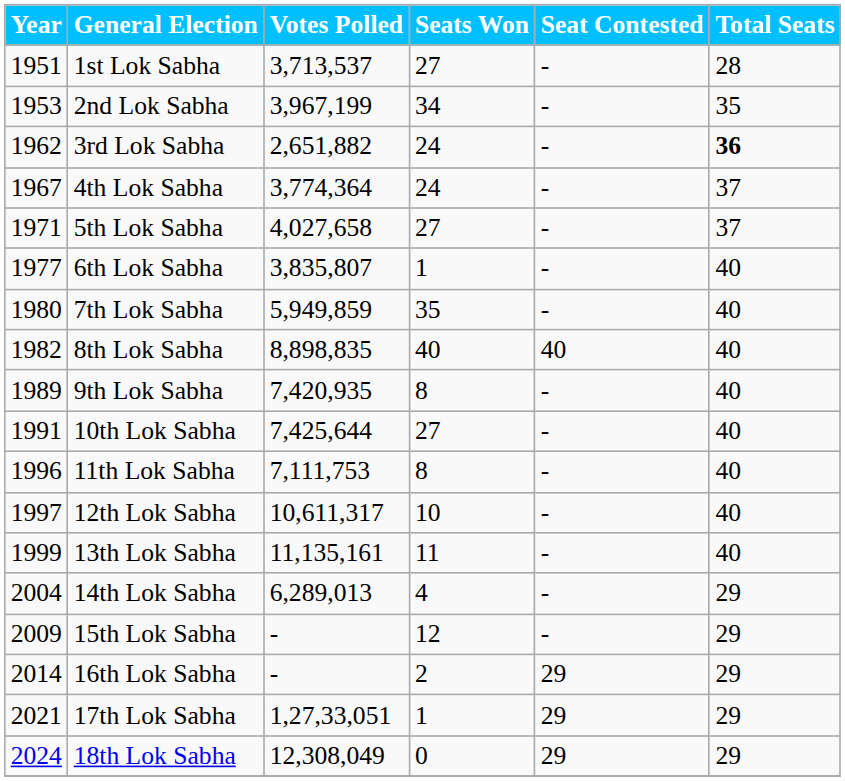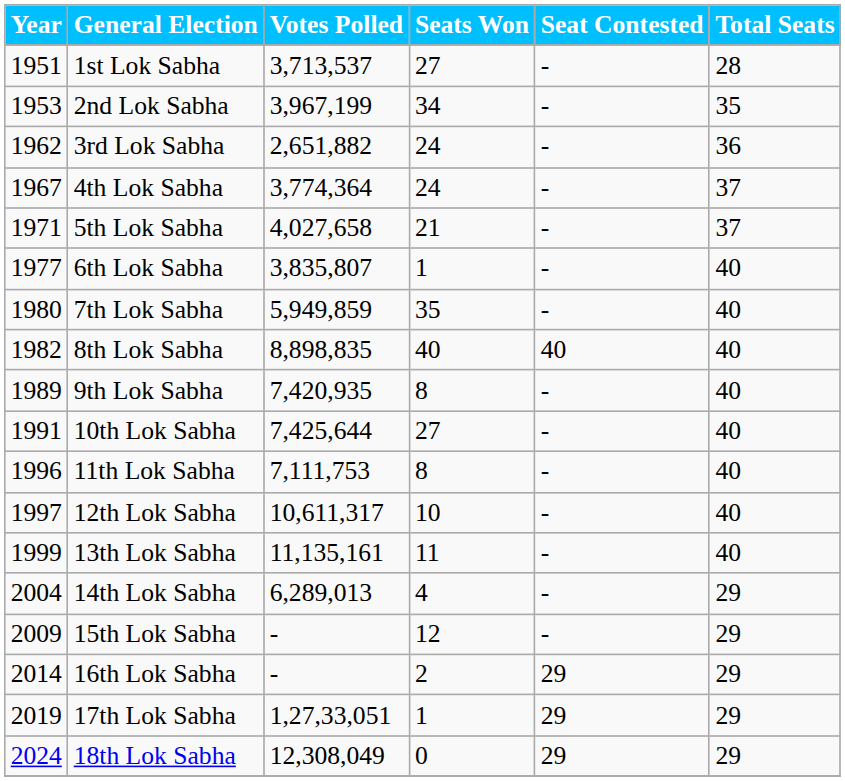(728, 146) bold -> (728, 146) normal
(428, 227) 27 -> (428, 227) 21
(36, 715) 2021 -> (36, 715) 2019
